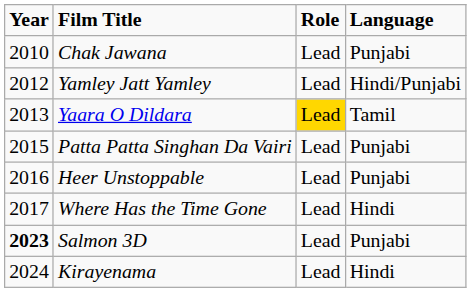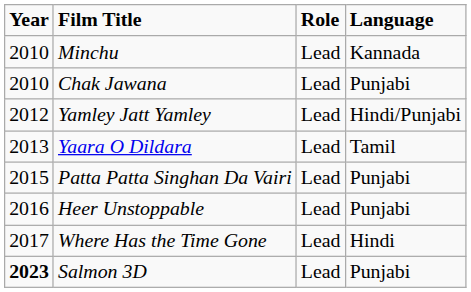+ row: (88, 51)
(321, 114) gold background -> (321, 146) no background
- row: (107, 271)
